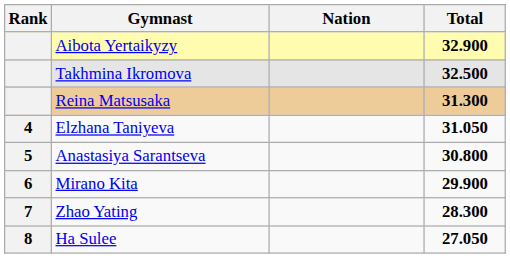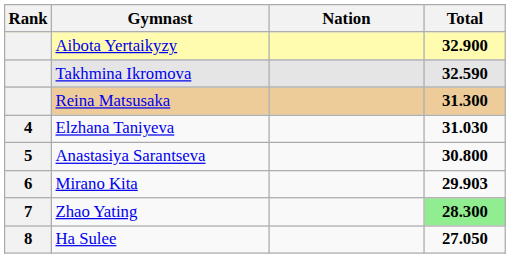(465, 73) 32.500 -> (465, 73) 32.590
(465, 128) 31.050 -> (465, 128) 31.030
(465, 183) 29.900 -> (465, 183) 29.903
(465, 211) no background -> (465, 211) lightgreen background
